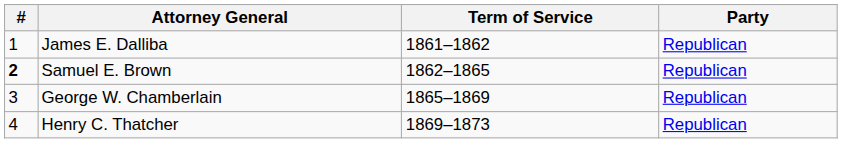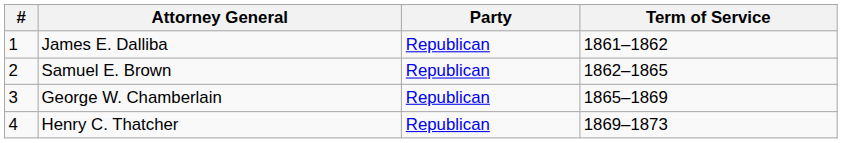columns swapped: (748, 17) <-> (530, 17)
(13, 71) bold -> (13, 71) normal
